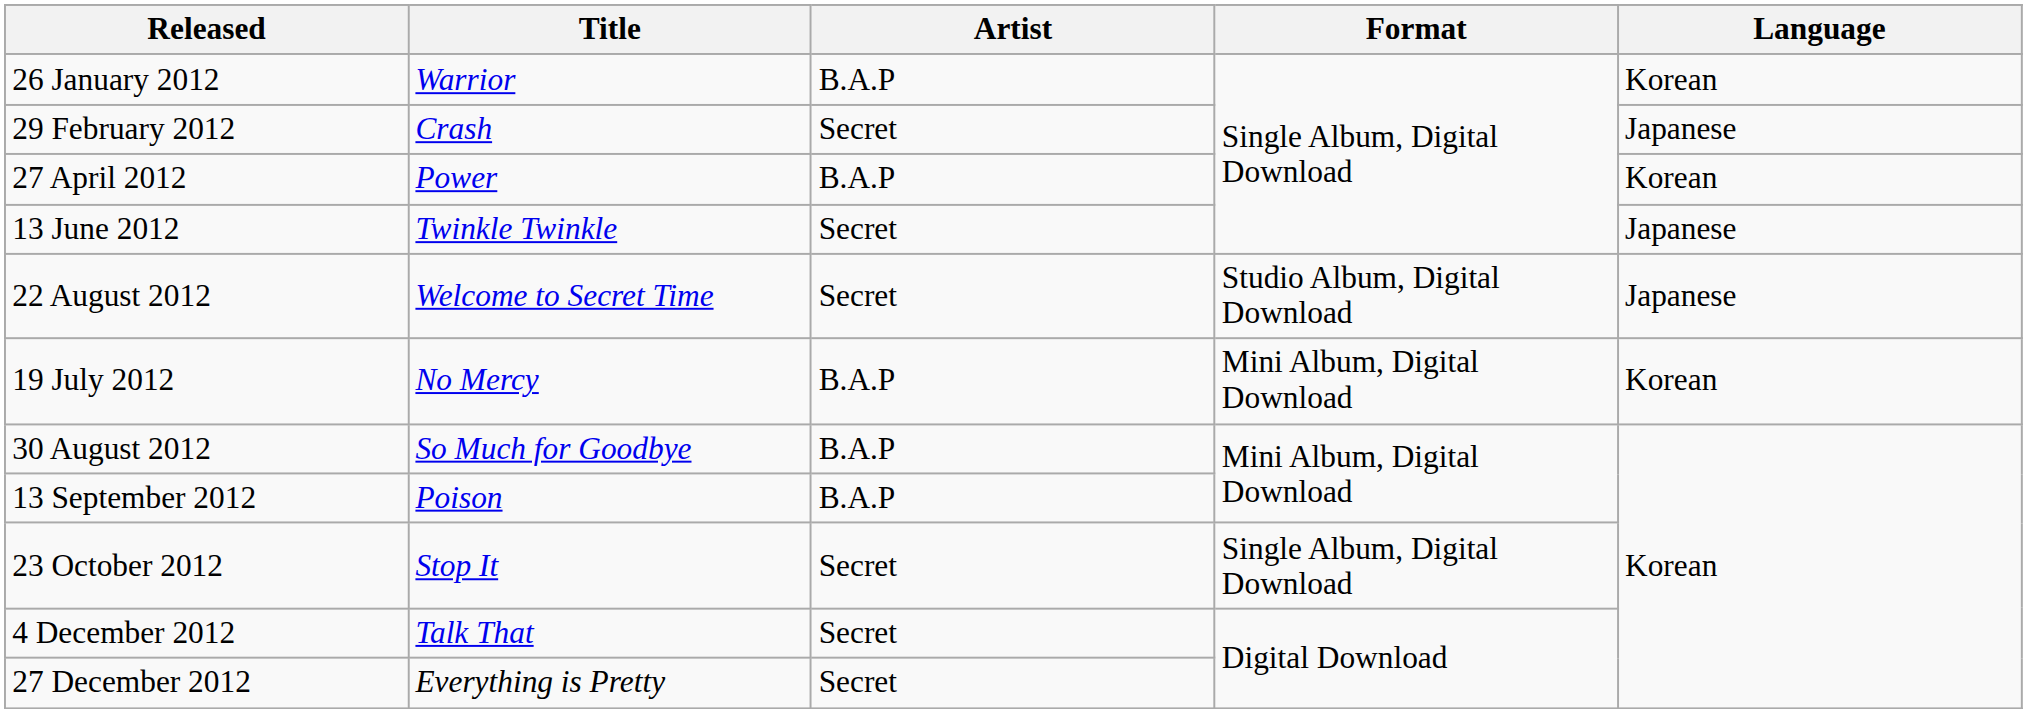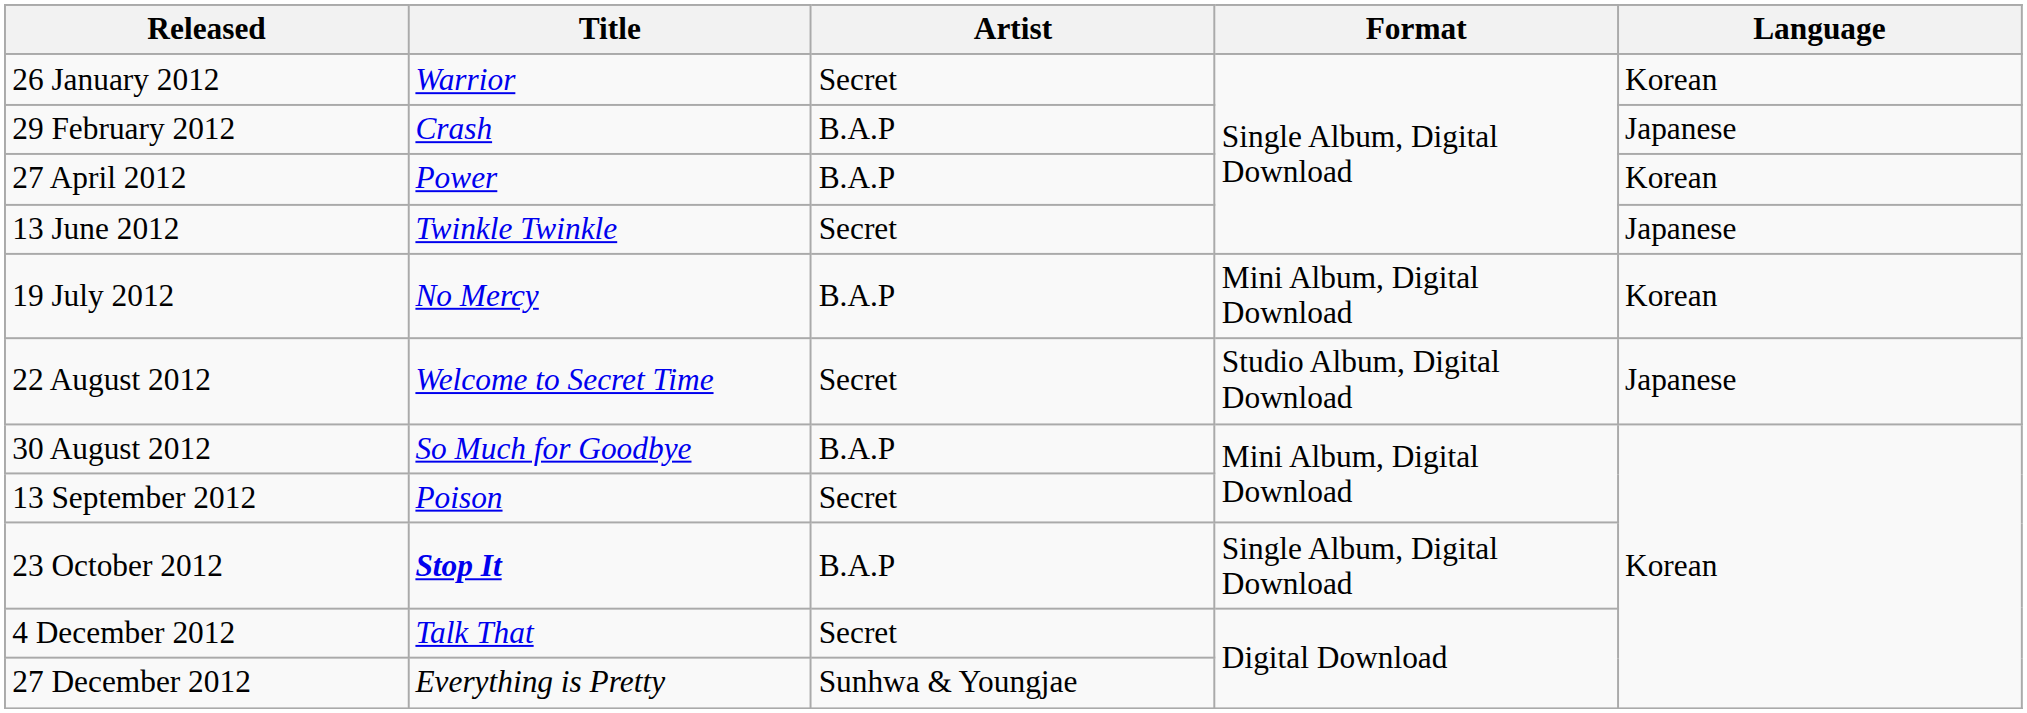(857, 79) B.A.P -> (858, 79) Secret
(858, 128) Secret -> (857, 128) B.A.P
rows swapped: (93, 380) <-> (112, 295)
(857, 497) B.A.P -> (858, 497) Secret
(457, 565) normal -> (459, 565) bold
(858, 565) Secret -> (857, 565) B.A.P
(858, 682) Secret -> (948, 682) Sunhwa & Youngjae
